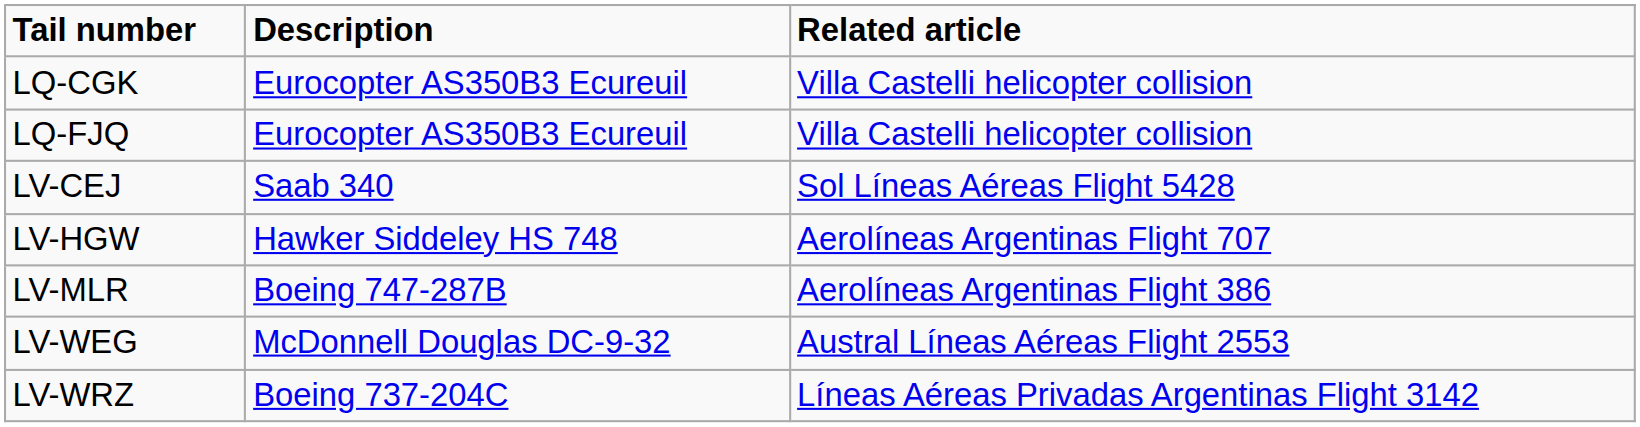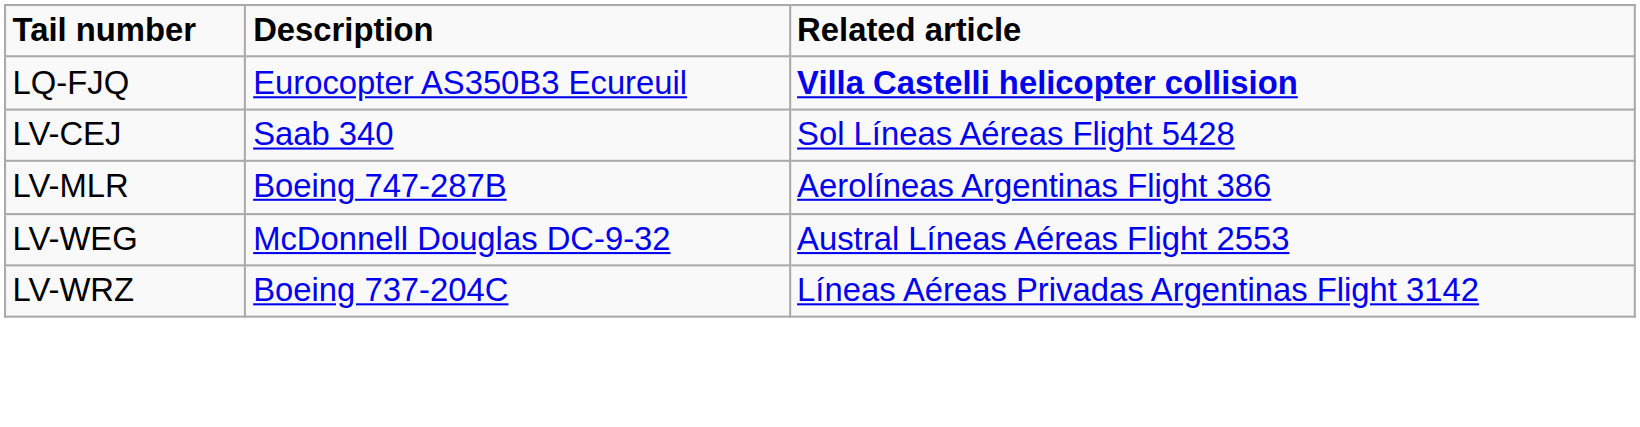- row: (75, 82)
(1025, 134) normal -> (1047, 82) bold
- row: (76, 238)
